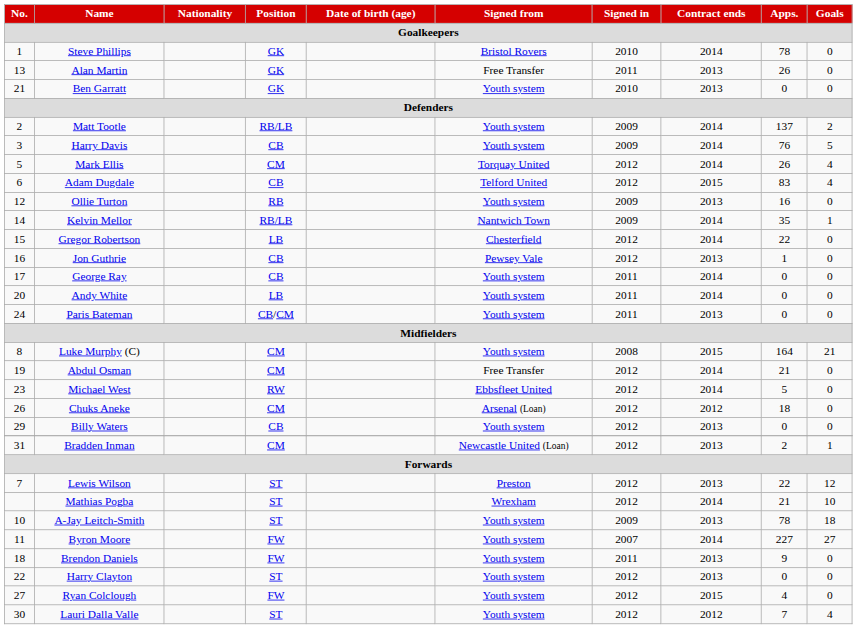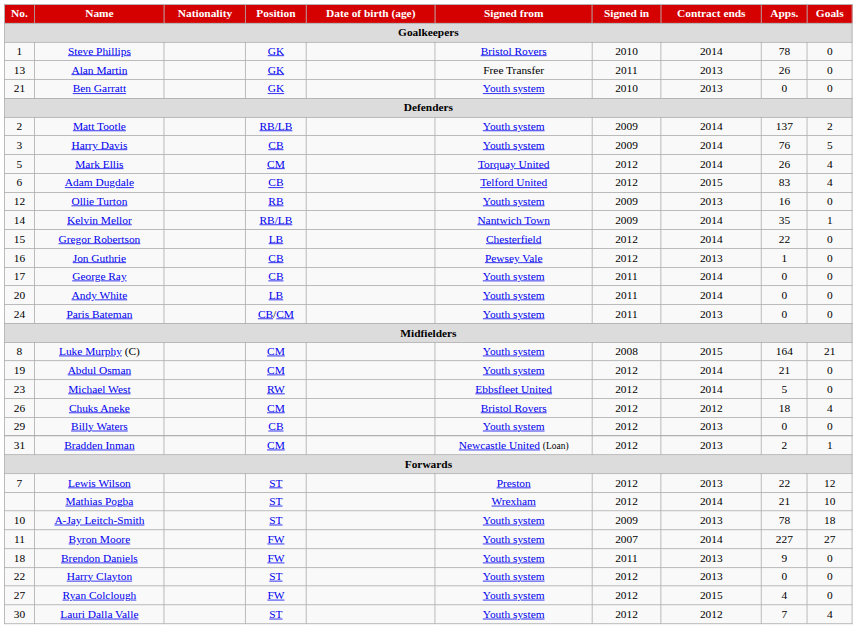(514, 370) Free Transfer -> (514, 370) Youth system
(514, 408) Arsenal (Loan) -> (514, 408) Bristol Rovers
(830, 408) 0 -> (830, 408) 4
